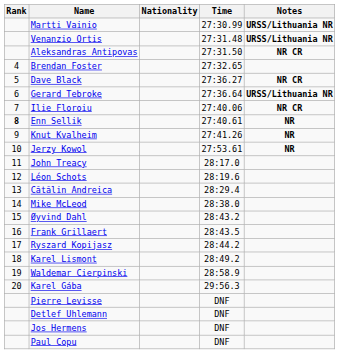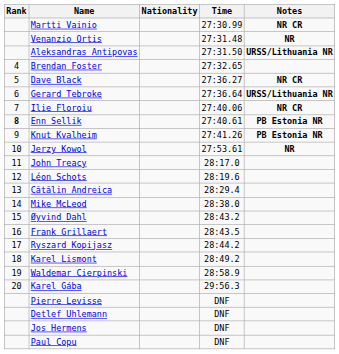(290, 25) URSS/Lithuania NR -> (290, 25) NR CR
(290, 39) URSS/Lithuania NR -> (290, 39) NR
(290, 53) NR CR -> (290, 53) URSS/Lithuania NR
(290, 121) NR -> (290, 121) PB Estonia NR
(290, 135) NR -> (290, 135) PB Estonia NR
